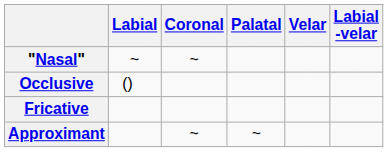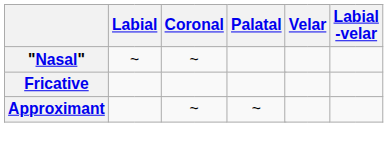- row: (56, 84)
